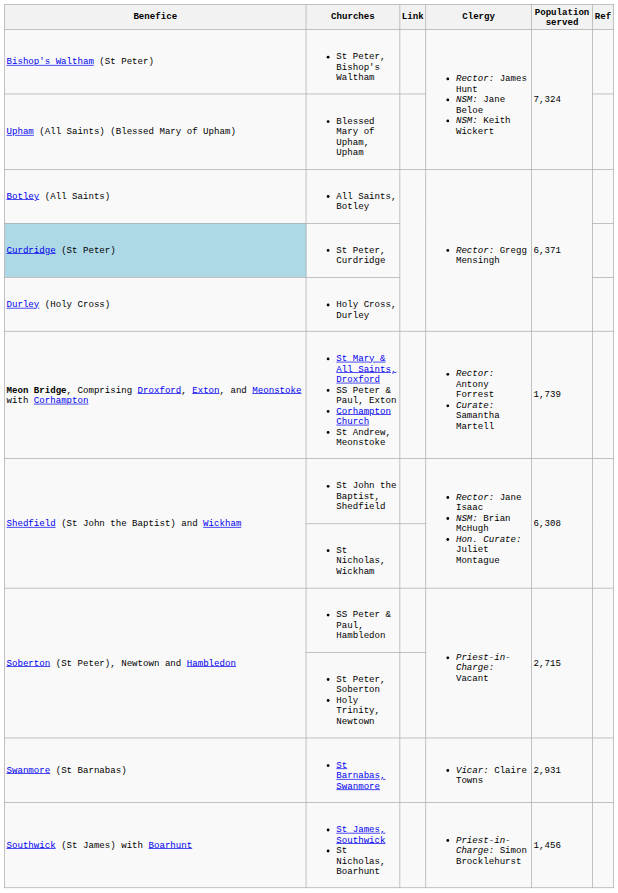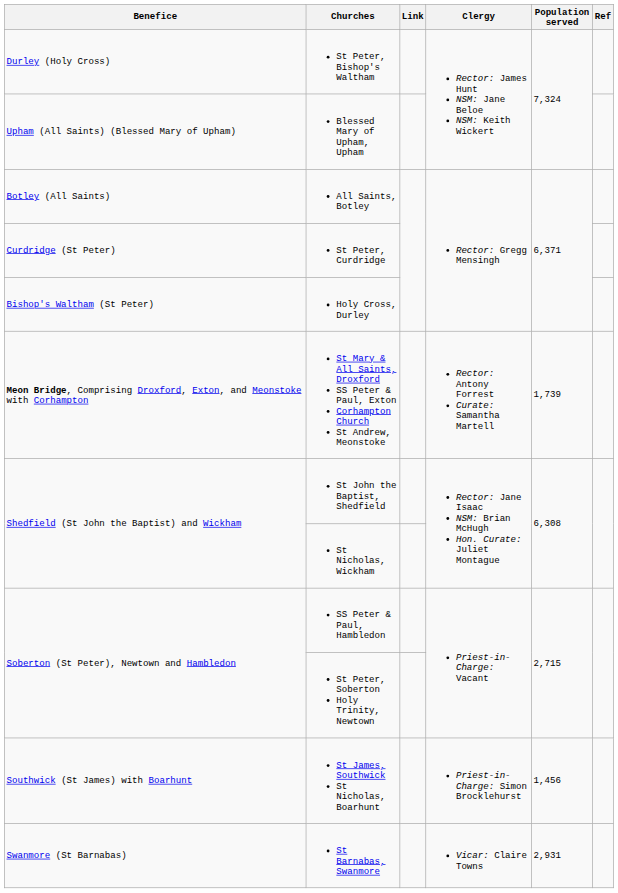(80, 62) Bishop's Waltham (St Peter) -> (58, 62) Durley (Holy Cross)
(61, 250) lightblue background -> (61, 250) no background
(58, 304) Durley (Holy Cross) -> (80, 304) Bishop's Waltham (St Peter)
rows swapped: (353, 851) <-> (353, 776)
